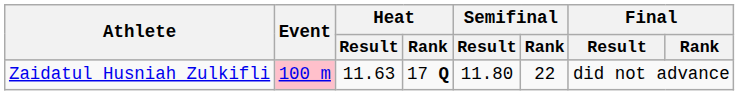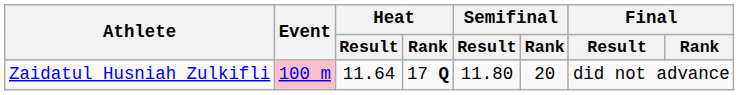(369, 74) 11.63 -> (369, 74) 11.64
(545, 74) 22 -> (545, 74) 20
